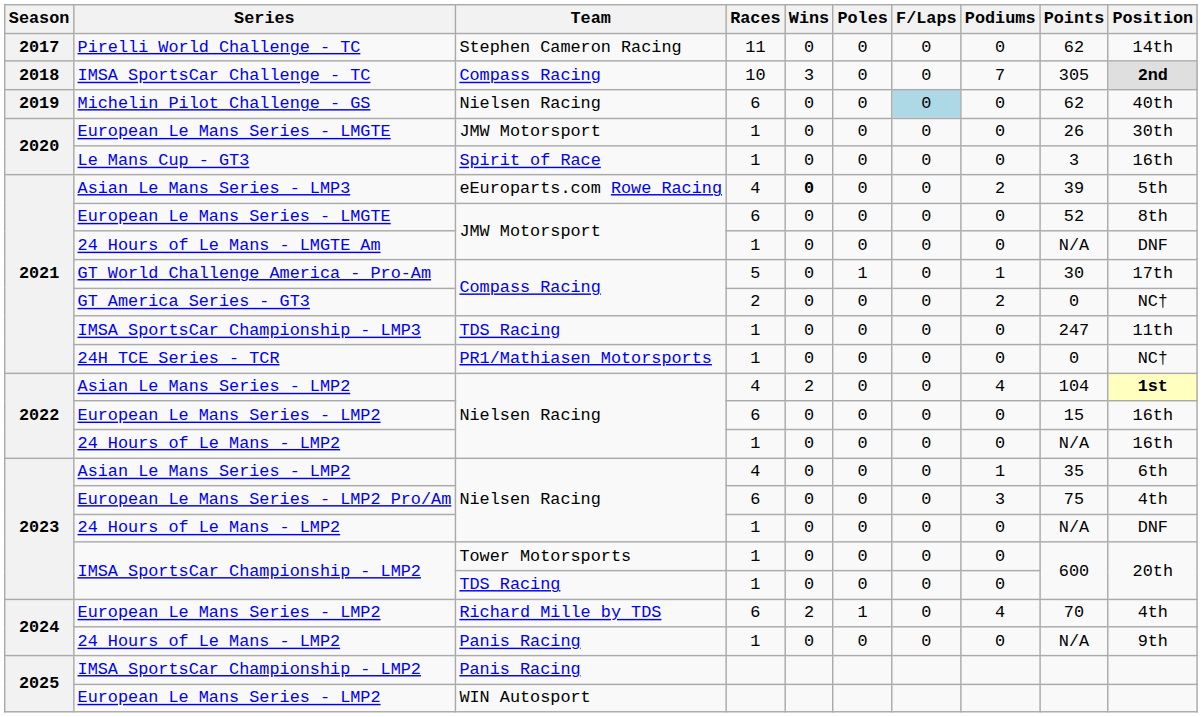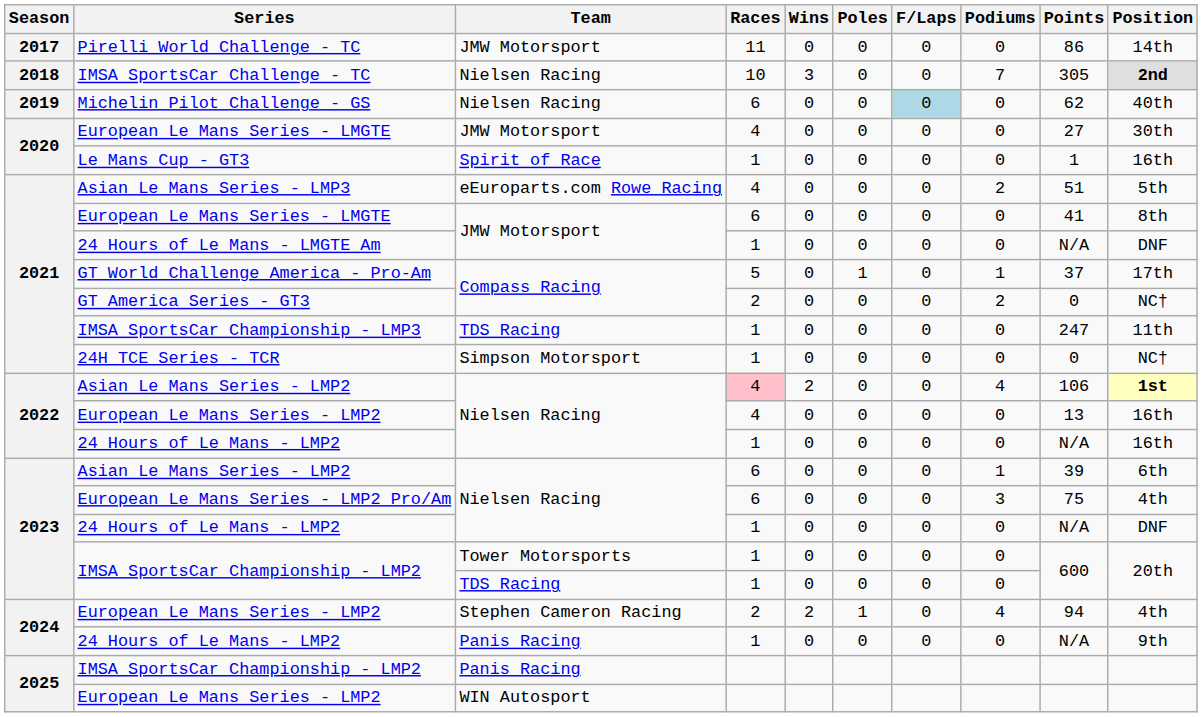(571, 47) Stephen Cameron Racing -> (530, 47) JMW Motorsport
(1074, 47) 62 -> (1074, 47) 86
(530, 75) Compass Racing -> (530, 75) Nielsen Racing
(755, 132) 1 -> (755, 132) 4
(1074, 132) 26 -> (1074, 132) 27
(1074, 160) 3 -> (1074, 160) 1
(809, 188) bold -> (809, 188) normal
(1074, 188) 39 -> (1074, 188) 51
(1074, 217) 52 -> (1074, 217) 41
(1074, 273) 30 -> (1074, 273) 37
(586, 358) PR1/Mathiasen Motorsports -> (550, 358) Simpson Motorsport
(755, 387) no background -> (755, 387) pink background
(1074, 387) 104 -> (1074, 387) 106
(755, 415) 6 -> (755, 415) 4
(1074, 415) 15 -> (1074, 415) 13
(755, 471) 4 -> (755, 471) 6
(1074, 471) 35 -> (1074, 471) 39
(560, 613) Richard Mille by TDS -> (571, 613) Stephen Cameron Racing
(755, 613) 6 -> (755, 613) 2
(1074, 613) 70 -> (1074, 613) 94
